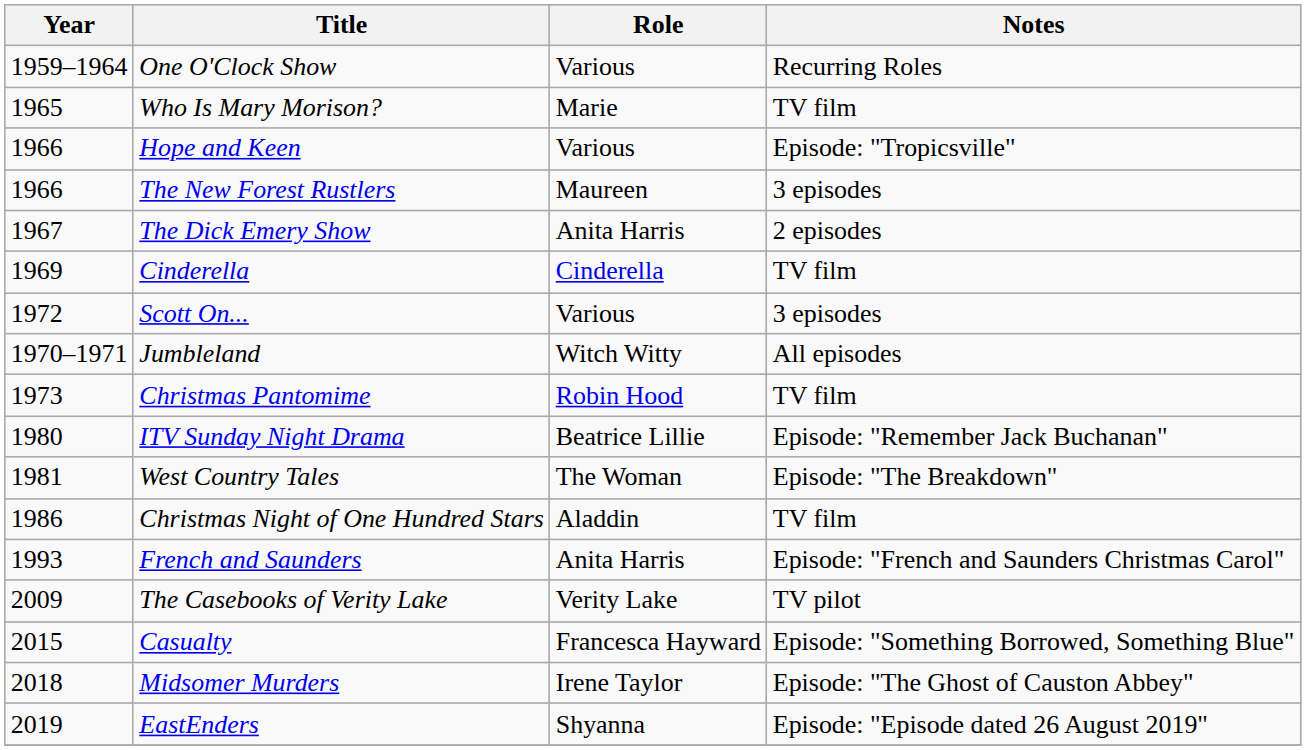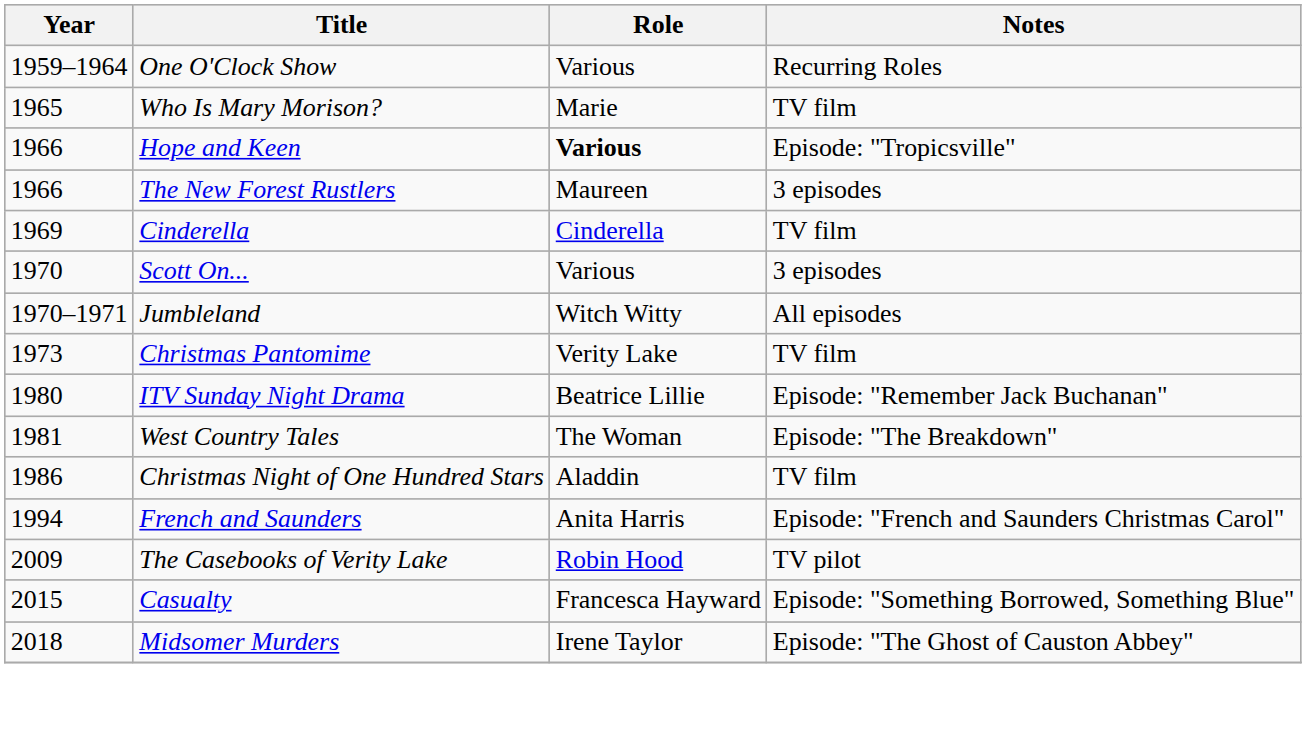(595, 148) normal -> (599, 148) bold
- row: (255, 230)
(37, 312) 1972 -> (37, 271) 1970
(619, 395) Robin Hood -> (617, 353) Verity Lake
(37, 559) 1993 -> (37, 518) 1994
(617, 600) Verity Lake -> (619, 559) Robin Hood
- row: (199, 723)
